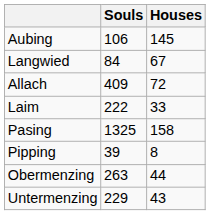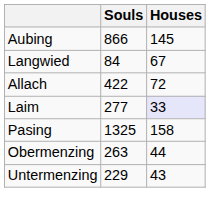(116, 38) 106 -> (116, 38) 866
(116, 84) 409 -> (116, 84) 422
(116, 107) 222 -> (116, 107) 277
(158, 107) no background -> (158, 107) lavender background
- row: (32, 152)
